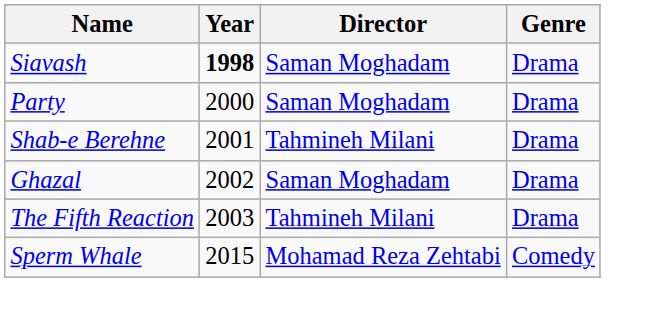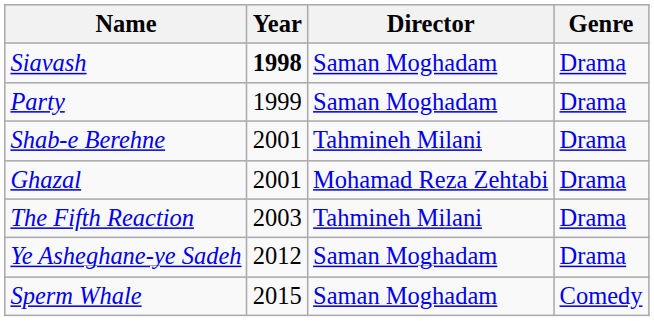(230, 101) 2000 -> (277, 101) 1999
(230, 179) 2002 -> (277, 179) 2001
(358, 179) Saman Moghadam -> (431, 179) Mohamad Reza Zehtabi
+ row: (126, 256)
(383, 256) Mohamad Reza Zehtabi -> (405, 295) Saman Moghadam
